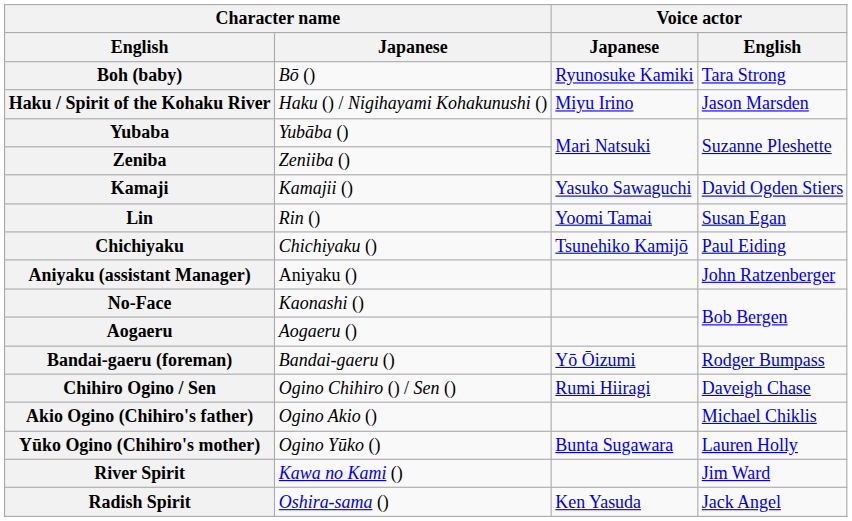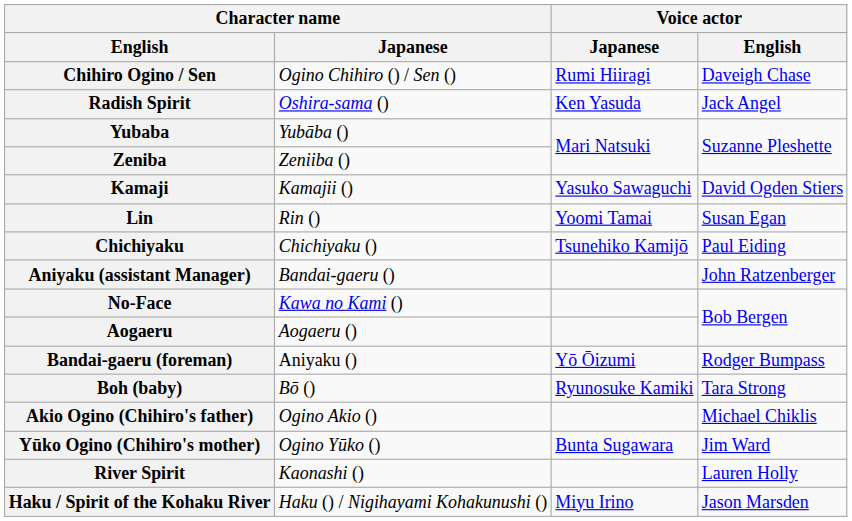rows swapped: (140, 388) <-> (140, 75)
rows swapped: (140, 103) <-> (140, 501)
(318, 274) Aniyaku () -> (337, 274) Bandai-gaeru ()
(321, 302) Kaonashi () -> (341, 302) Kawa no Kami ()
(337, 359) Bandai-gaeru () -> (318, 359) Aniyaku ()
(750, 445) Lauren Holly -> (736, 445) Jim Ward
(341, 473) Kawa no Kami () -> (321, 473) Kaonashi ()
(736, 473) Jim Ward -> (750, 473) Lauren Holly
